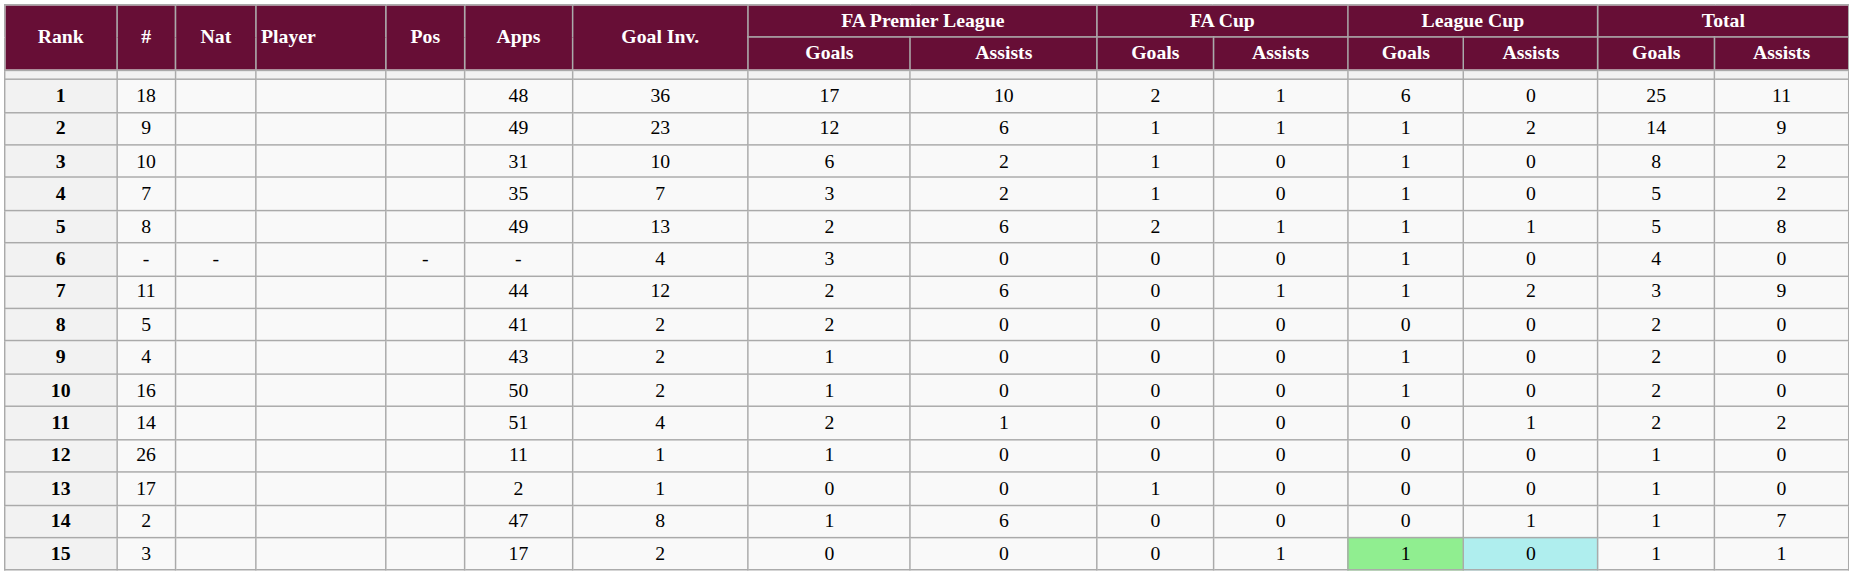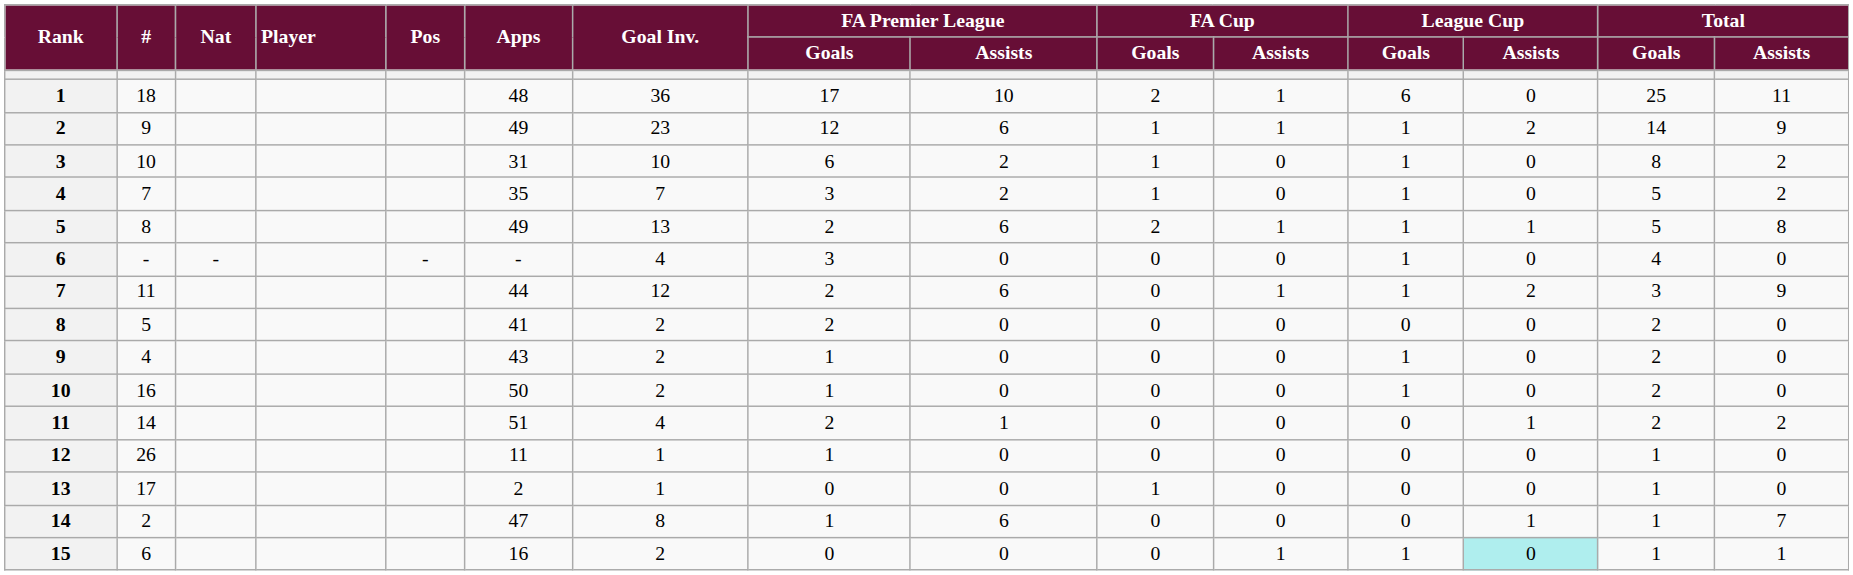(146, 553) 3 -> (146, 553) 6
(518, 553) 17 -> (518, 553) 16
(1406, 553) lightgreen background -> (1406, 553) no background
